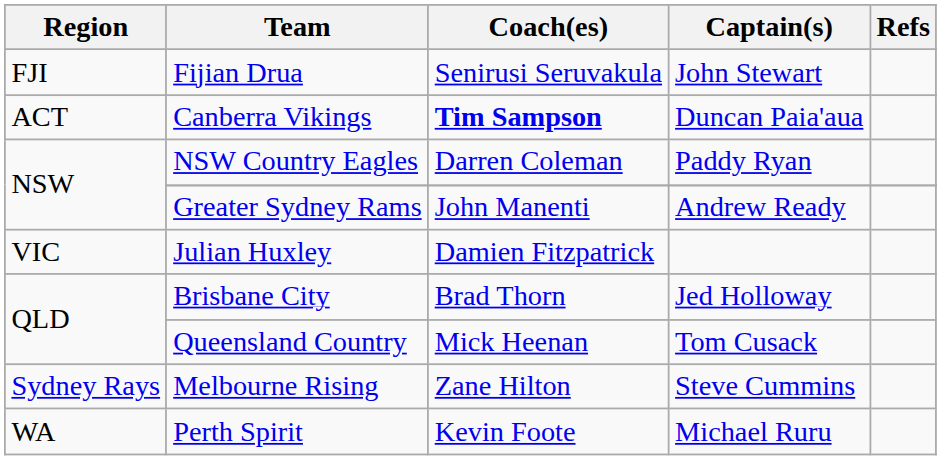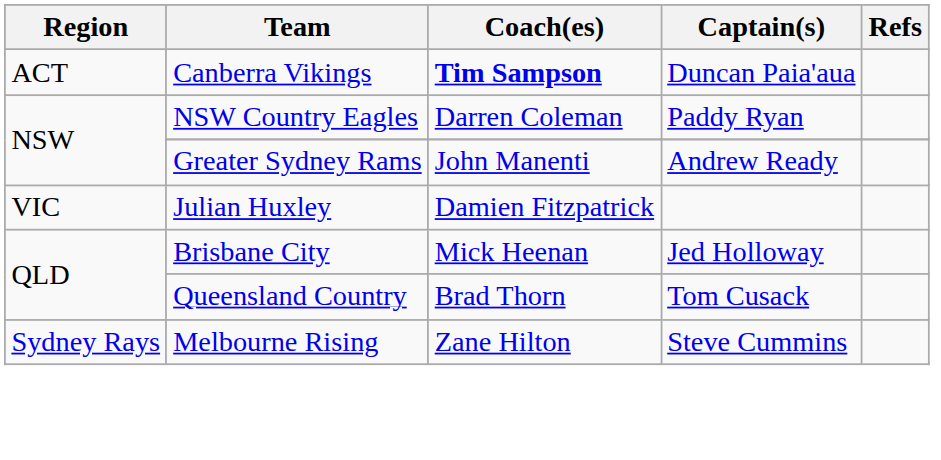- row: (238, 71)
(500, 296) Brad Thorn -> (511, 251) Mick Heenan
(511, 341) Mick Heenan -> (500, 296) Brad Thorn
- row: (238, 431)
